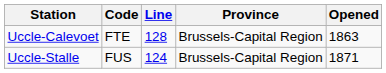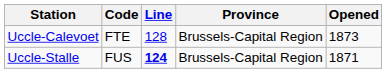(344, 36) 1863 -> (344, 36) 1873
(156, 57) normal -> (156, 57) bold
